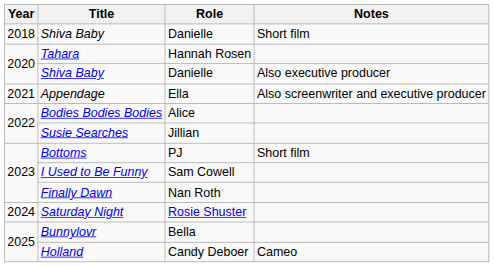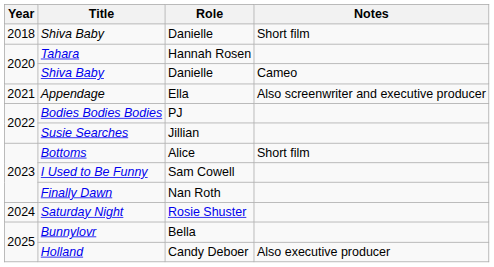(324, 73) Also executive producer -> (277, 73) Cameo
(181, 113) Alice -> (175, 113) PJ
(175, 152) PJ -> (181, 152) Alice
(277, 251) Cameo -> (324, 251) Also executive producer
